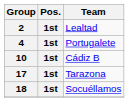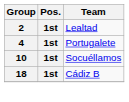(83, 58) Cádiz B -> (93, 58) Socuéllamos
- row: (21, 74)
(93, 89) Socuéllamos -> (83, 74) Cádiz B
